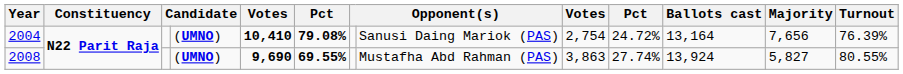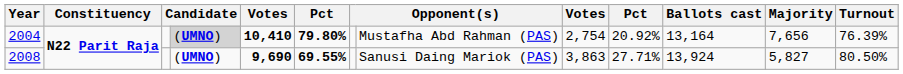(198, 37) no background -> (198, 37) lightgrey background
(322, 37) 79.08% -> (322, 37) 79.80%
(459, 37) Sanusi Daing Mariok (PAS) -> (459, 37) Mustafha Abd Rahman (PAS)
(636, 37) 24.72% -> (636, 37) 20.92%
(459, 58) Mustafha Abd Rahman (PAS) -> (459, 58) Sanusi Daing Mariok (PAS)
(636, 58) 27.74% -> (636, 58) 27.71%
(863, 58) 80.55% -> (863, 58) 80.50%
